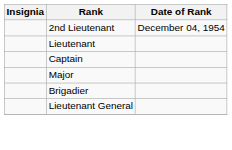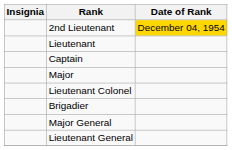(181, 28) no background -> (181, 28) gold background
+ row: (90, 91)
+ row: (80, 122)
